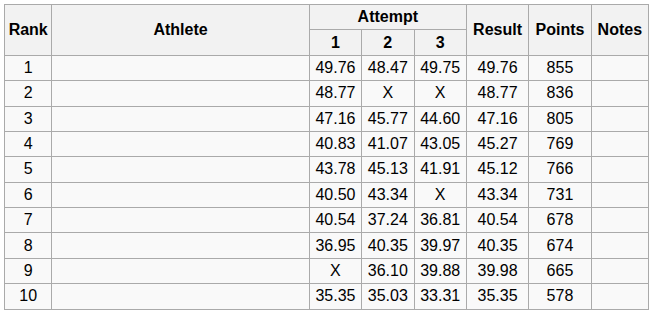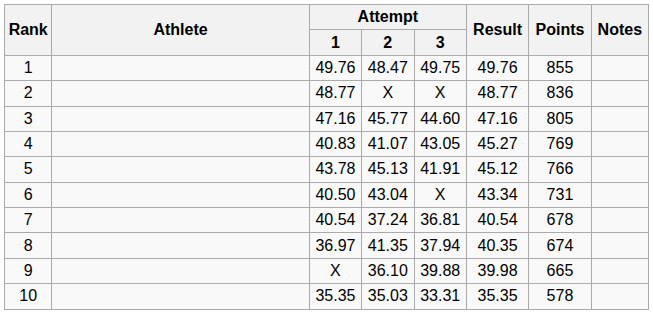(388, 194) 43.34 -> (388, 194) 43.04
(335, 245) 36.95 -> (335, 245) 36.97
(388, 245) 40.35 -> (388, 245) 41.35
(440, 245) 39.97 -> (440, 245) 37.94
